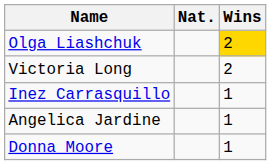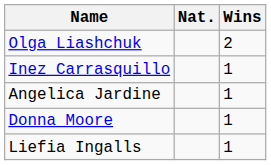(228, 43) gold background -> (228, 43) no background
- row: (70, 69)
+ row: (75, 147)
